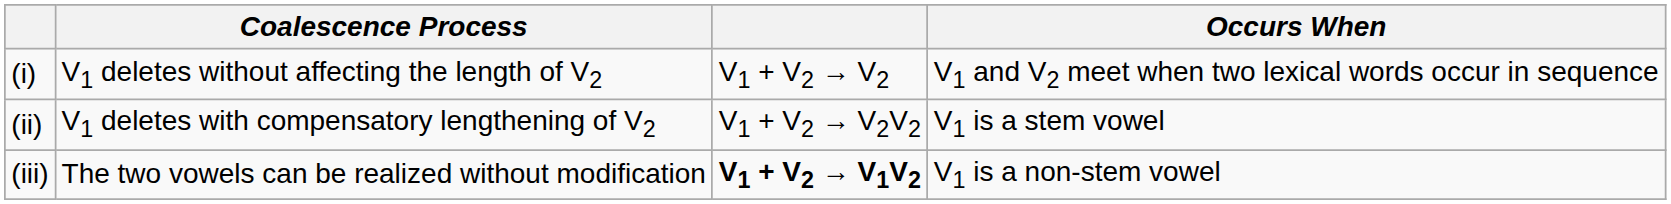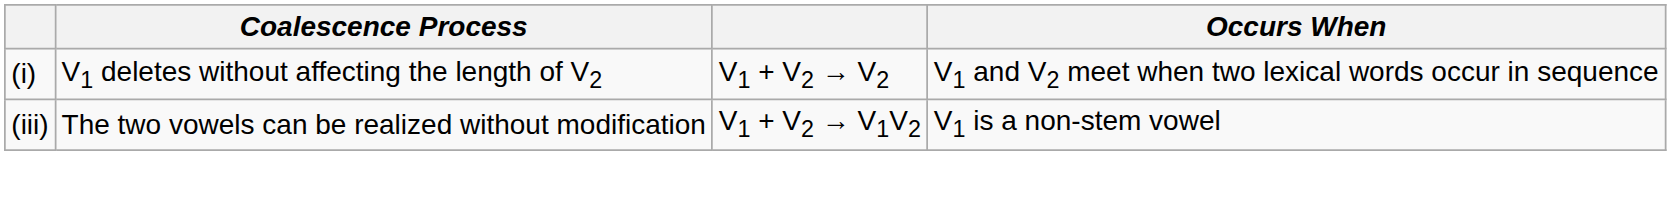- row: (27, 123)
(820, 174) bold -> (820, 124) normal
